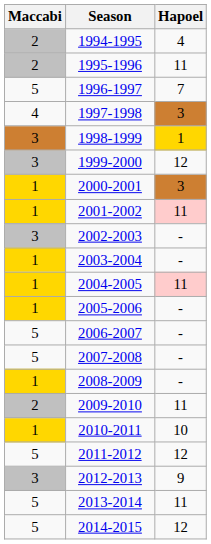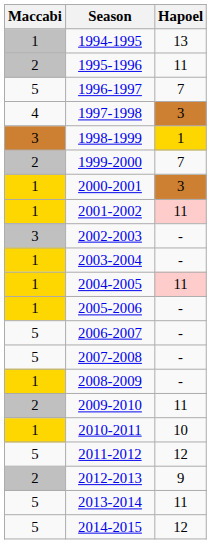(35, 41) 2 -> (35, 41) 1
(181, 41) 4 -> (181, 41) 13
(35, 162) 3 -> (35, 162) 2
(181, 162) 12 -> (181, 162) 7
(35, 478) 3 -> (35, 478) 2
